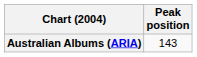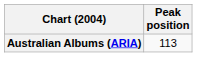(168, 43) 143 -> (168, 43) 113
